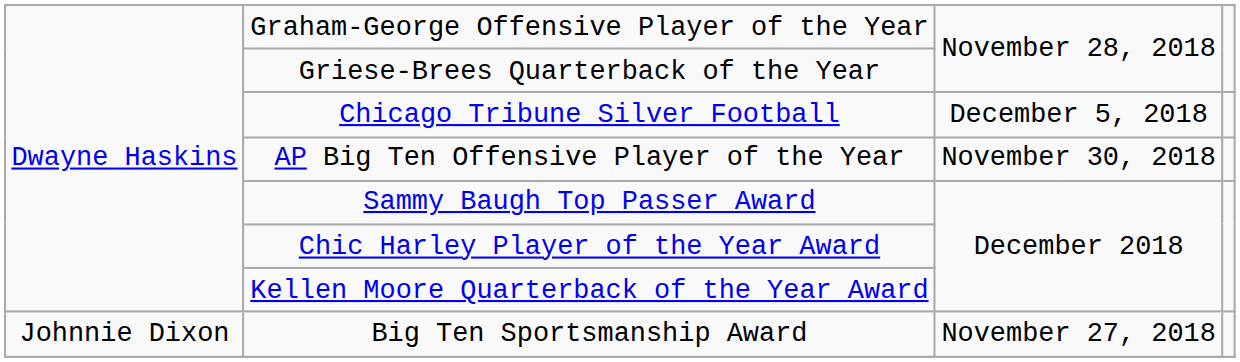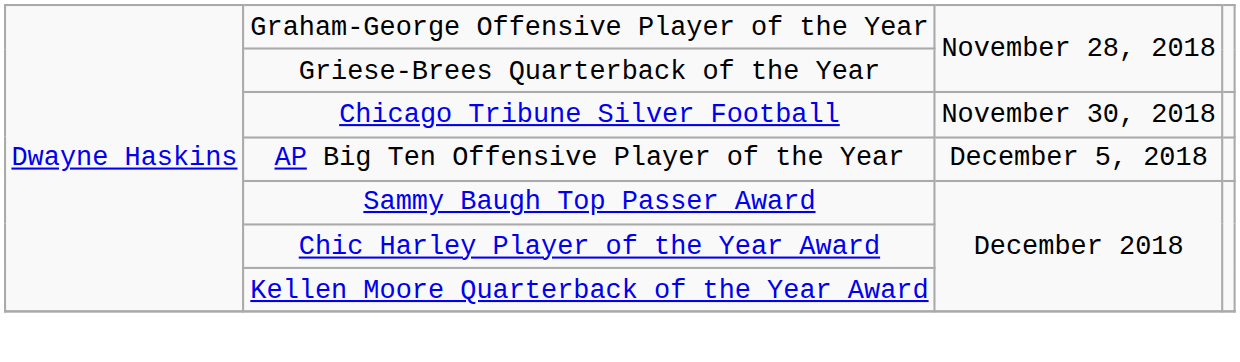(1079, 115) December 5, 2018 -> (1079, 115) November 30, 2018
(1079, 159) November 30, 2018 -> (1079, 159) December 5, 2018
- row: (589, 334)
